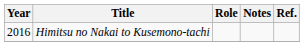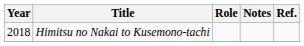(19, 32) 2016 -> (19, 32) 2018
